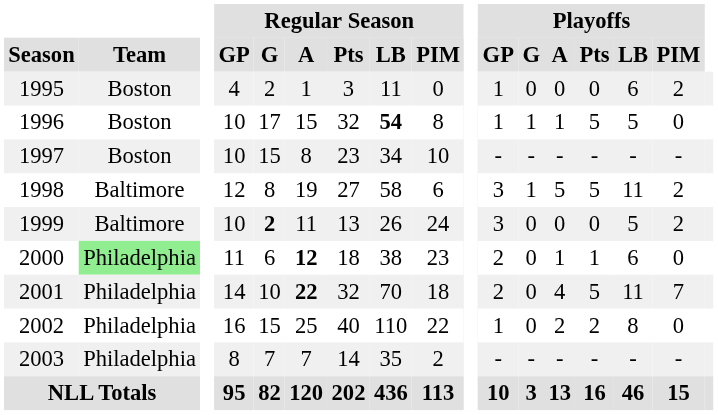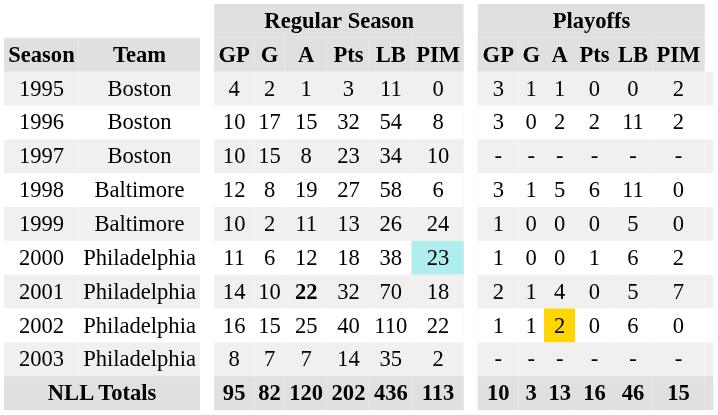(498, 88) 1 -> (498, 88) 3
(531, 88) 0 -> (531, 88) 1
(560, 88) 0 -> (560, 88) 1
(633, 88) 6 -> (633, 88) 0
(391, 122) bold -> (391, 122) normal
(498, 122) 1 -> (498, 122) 3
(531, 122) 1 -> (531, 122) 0
(560, 122) 1 -> (560, 122) 2
(594, 122) 5 -> (594, 122) 2
(633, 122) 5 -> (633, 122) 11
(678, 122) 0 -> (678, 122) 2
(594, 189) 5 -> (594, 189) 6
(678, 189) 2 -> (678, 189) 0
(270, 223) bold -> (270, 223) normal
(498, 223) 3 -> (498, 223) 1
(678, 223) 2 -> (678, 223) 0
(140, 257) lightgreen background -> (140, 257) no background
(306, 257) bold -> (306, 257) normal
(438, 257) no background -> (438, 257) paleturquoise background
(498, 257) 2 -> (498, 257) 1
(560, 257) 1 -> (560, 257) 0
(678, 257) 0 -> (678, 257) 2
(531, 291) 0 -> (531, 291) 1
(594, 291) 5 -> (594, 291) 0
(633, 291) 11 -> (633, 291) 5
(531, 325) 0 -> (531, 325) 1
(560, 325) no background -> (560, 325) gold background
(594, 325) 2 -> (594, 325) 0
(633, 325) 8 -> (633, 325) 6
